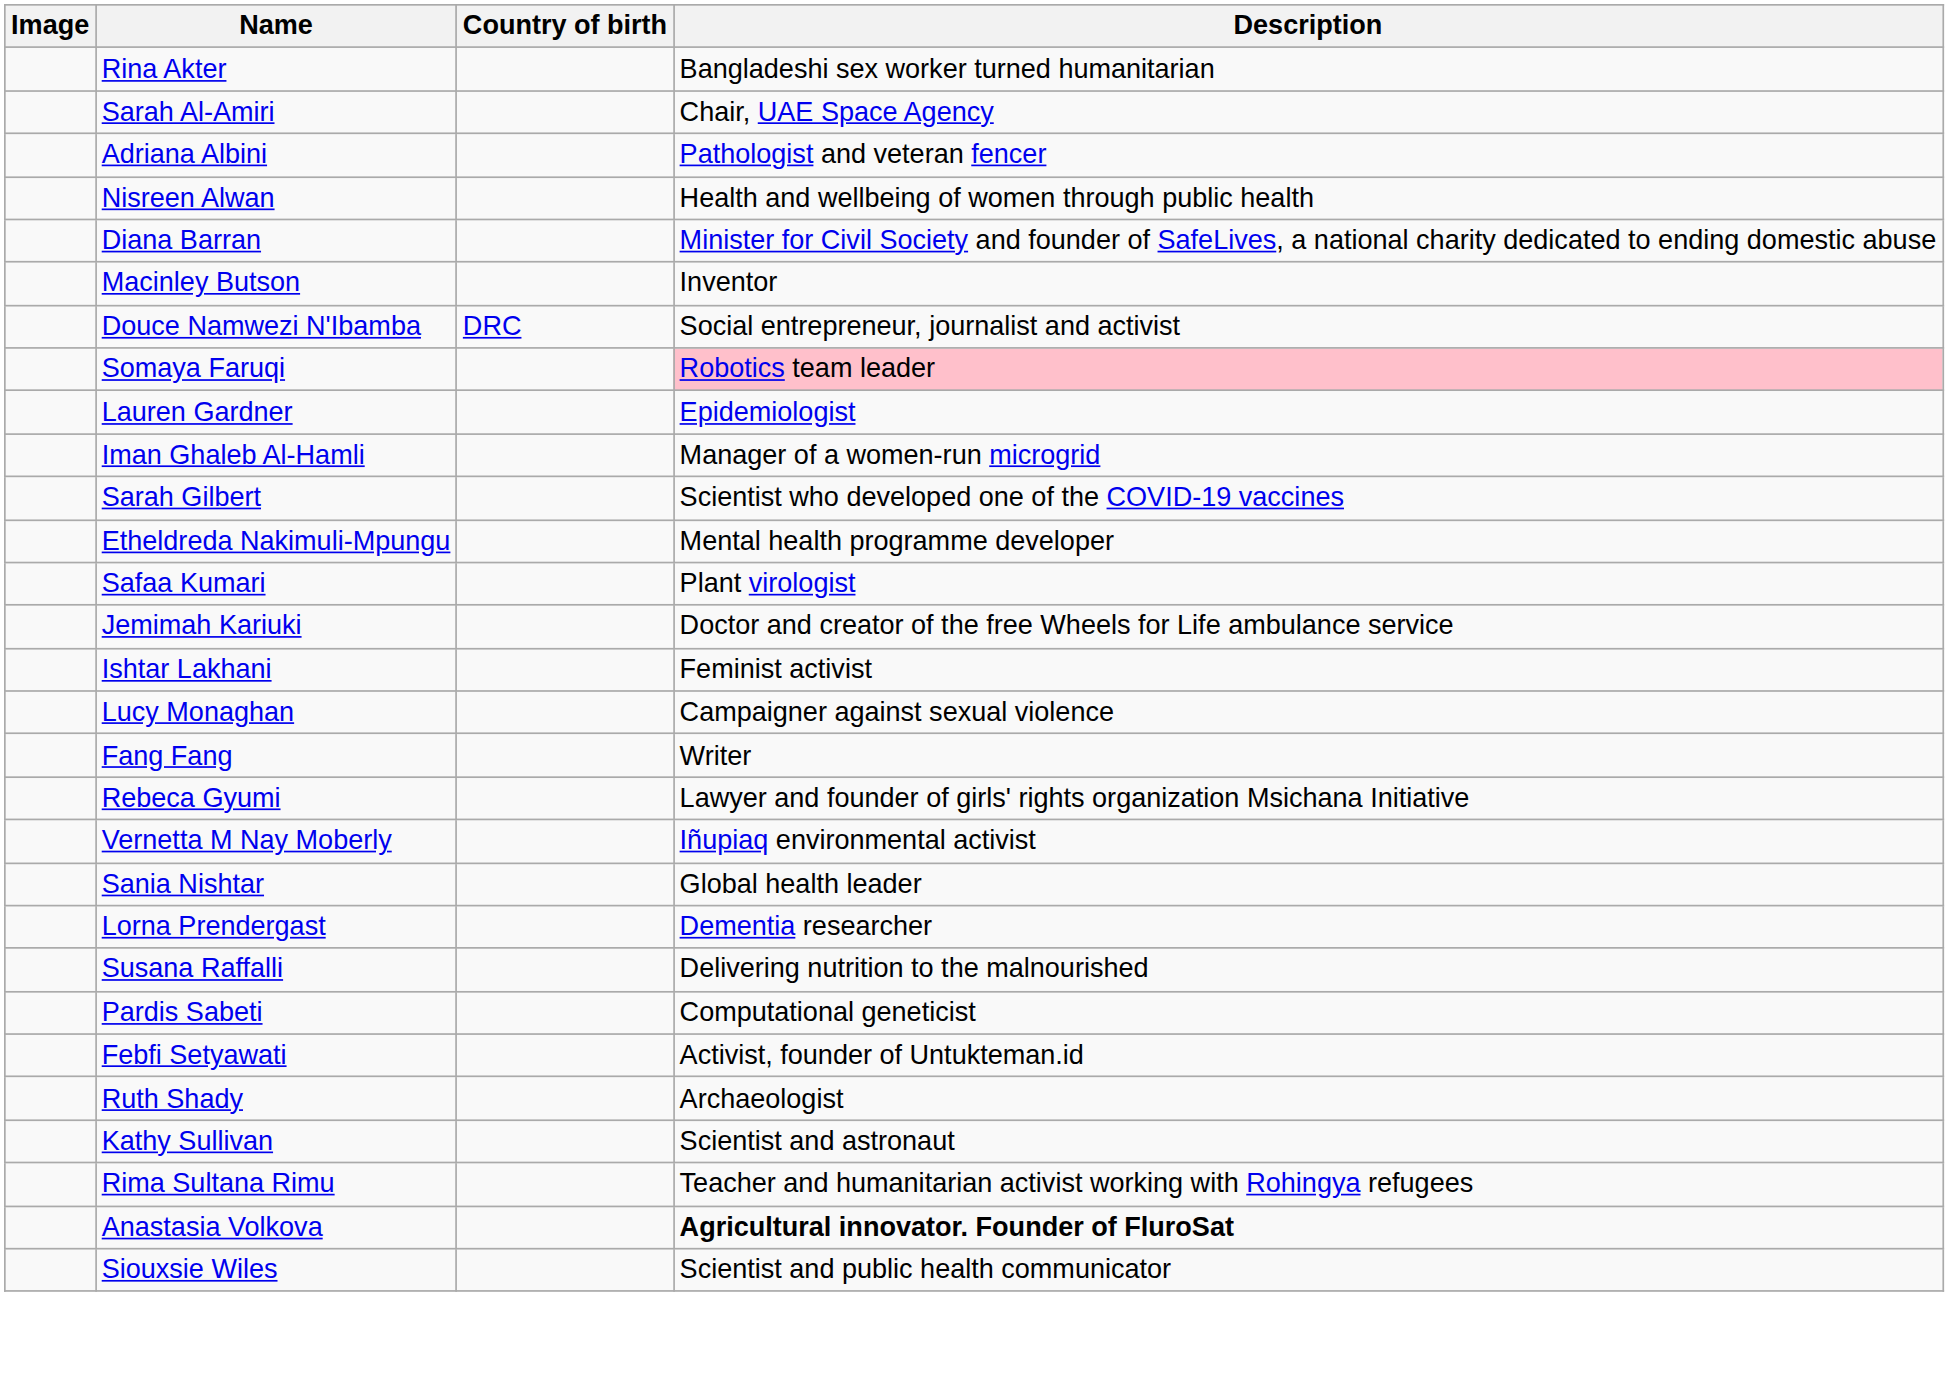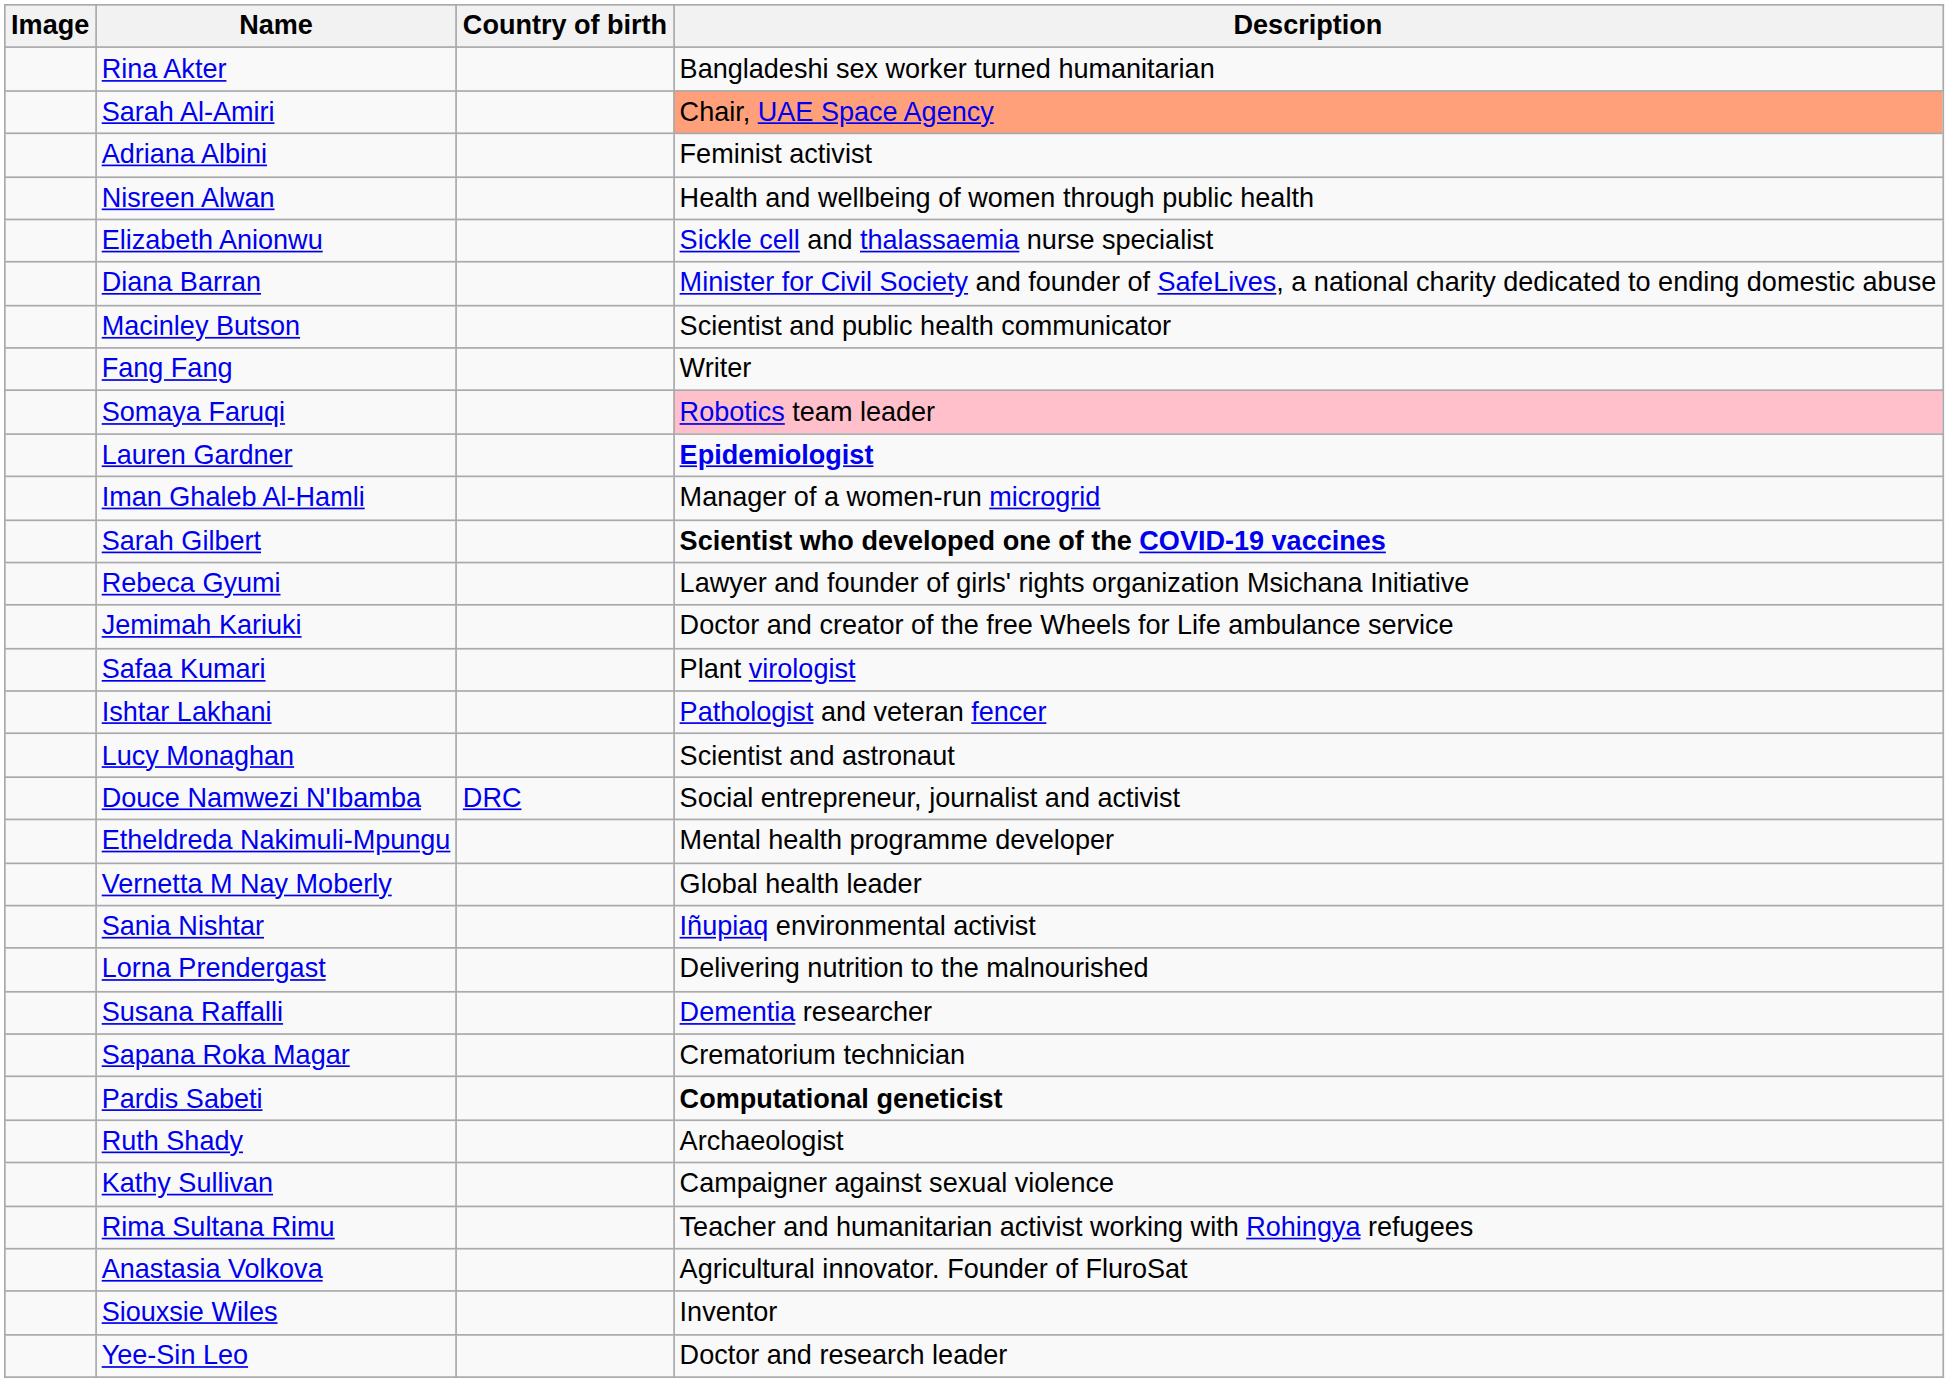(837, 111) no background -> (837, 111) lightsalmon background
(863, 154) Pathologist and veteran fencer -> (776, 154) Feminist activist
+ row: (212, 240)
(728, 283) Inventor -> (925, 326) Scientist and public health communicator
rows swapped: (167, 754) <-> (261, 326)
(768, 411) normal -> (777, 454) bold
(1012, 497) normal -> (1033, 540) bold
rows swapped: (191, 797) <-> (276, 540)
rows swapped: (202, 626) <-> (184, 583)
(776, 669) Feminist activist -> (863, 712) Pathologist and veteran fencer
(897, 712) Campaigner against sexual violence -> (817, 754) Scientist and astronaut
(858, 840) Iñupiaq environmental activist -> (801, 883) Global health leader
(801, 883) Global health leader -> (858, 926) Iñupiaq environmental activist
(806, 926) Dementia researcher -> (914, 969) Delivering nutrition to the malnourished
(914, 969) Delivering nutrition to the malnourished -> (806, 1012) Dementia researcher
+ row: (226, 1055)
(828, 1012) normal -> (841, 1098) bold
- row: (194, 1055)
(817, 1140) Scientist and astronaut -> (897, 1183) Campaigner against sexual violence
(957, 1226) bold -> (934, 1269) normal
(925, 1269) Scientist and public health communicator -> (728, 1312) Inventor
+ row: (175, 1355)
